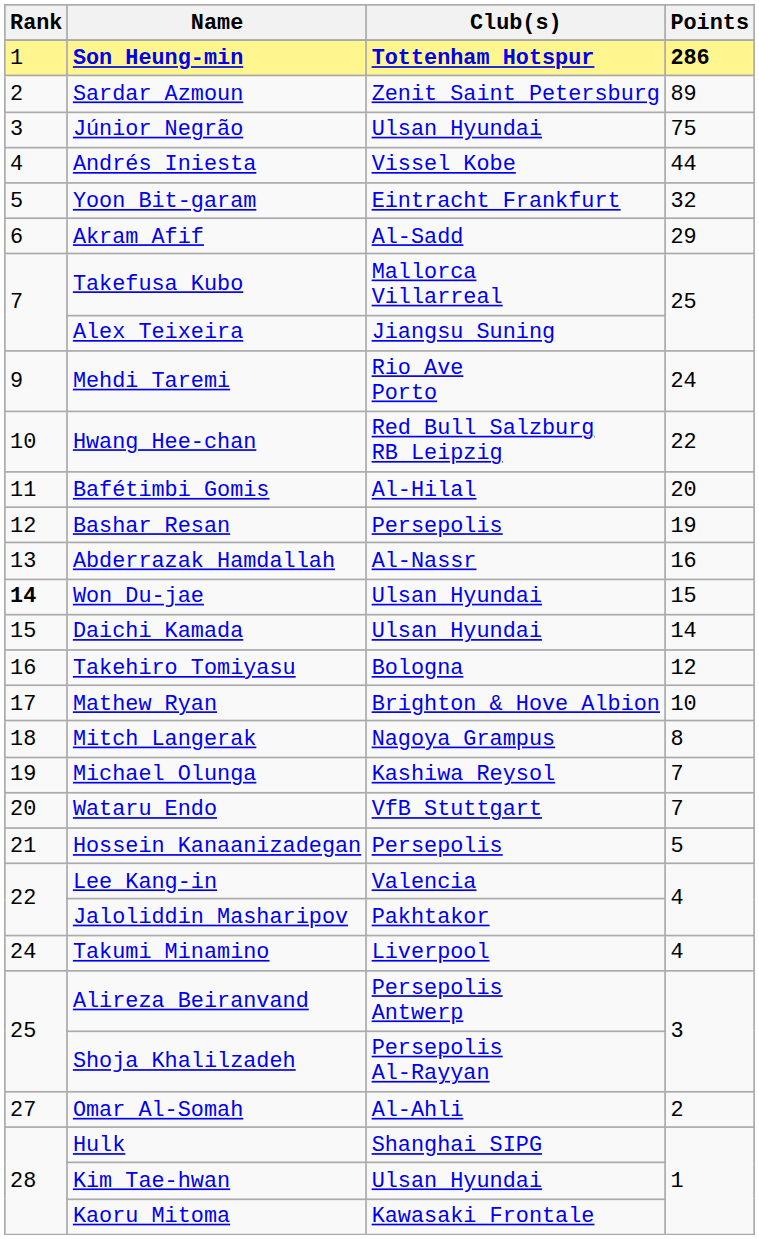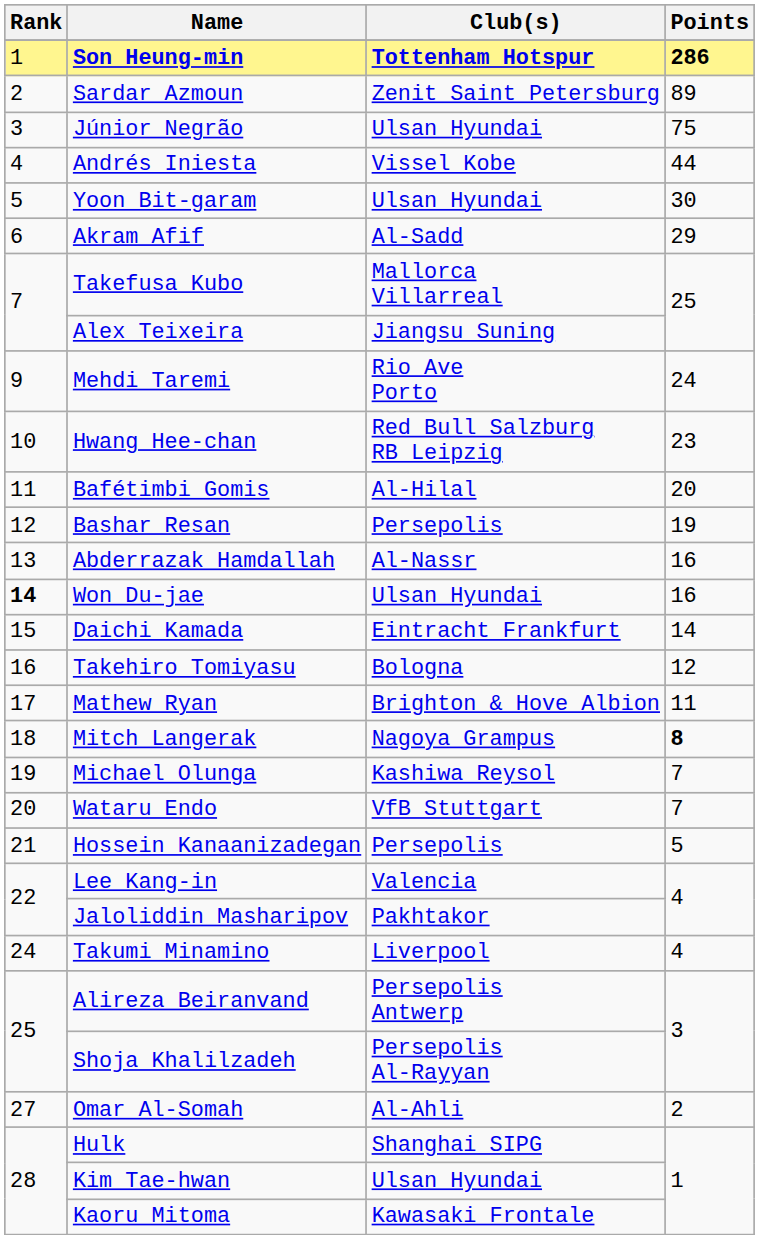(496, 201) Eintracht Frankfurt -> (457, 201) Ulsan Hyundai
(683, 201) 32 -> (683, 201) 30
(683, 442) 22 -> (683, 442) 23
(683, 597) 15 -> (683, 597) 16
(457, 632) Ulsan Hyundai -> (496, 632) Eintracht Frankfurt
(683, 703) 10 -> (683, 703) 11
(677, 739) normal -> (677, 739) bold
